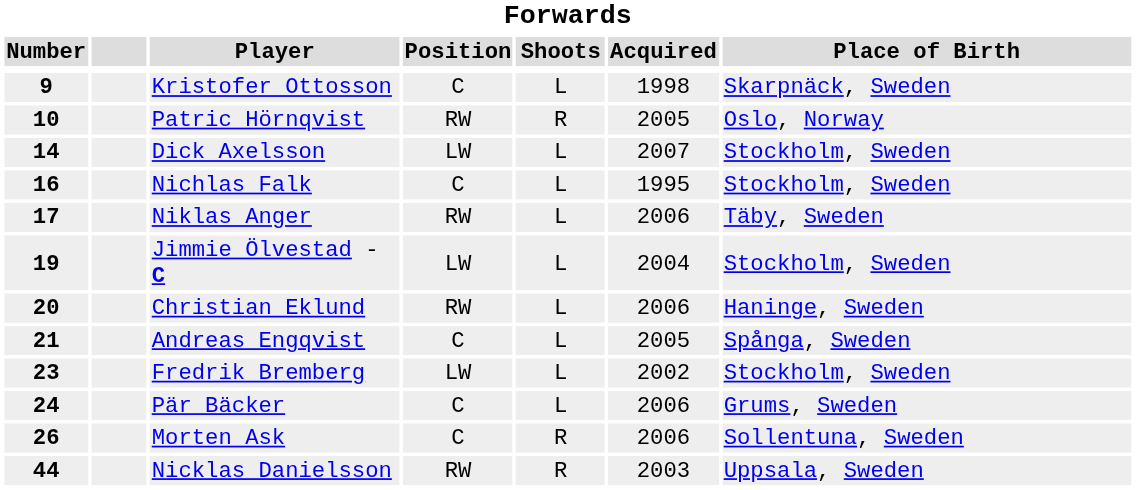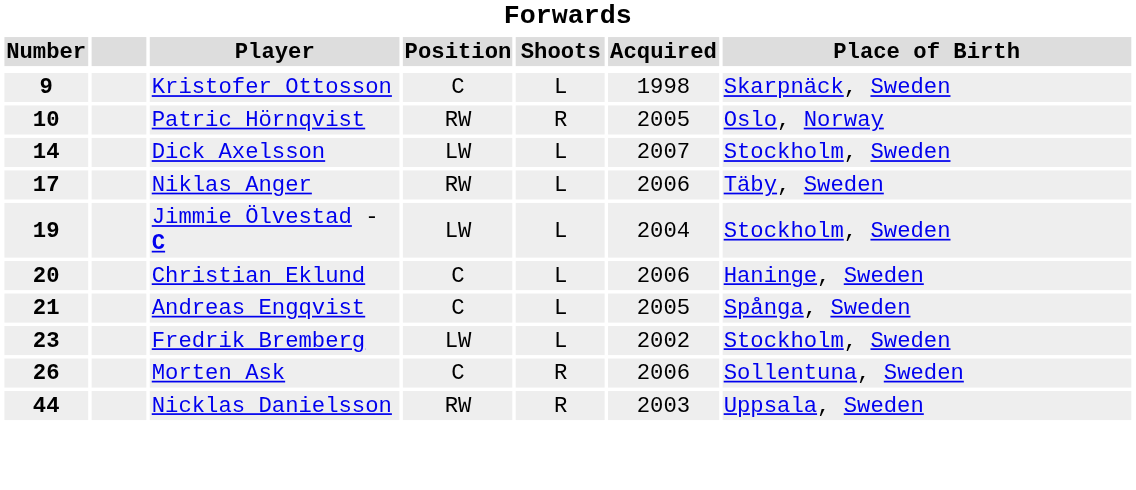- row: (232, 185)
(458, 308) RW -> (458, 276) C
- row: (218, 406)
